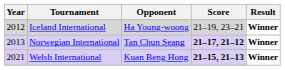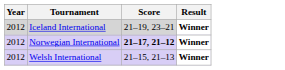- column: (156, 12)
(16, 42) 2013 -> (16, 42) 2012
(16, 58) 2021 -> (16, 58) 2012
(218, 58) bold -> (149, 58) normal
